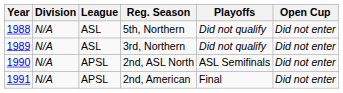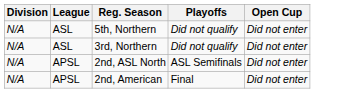- column: (19, 12)
